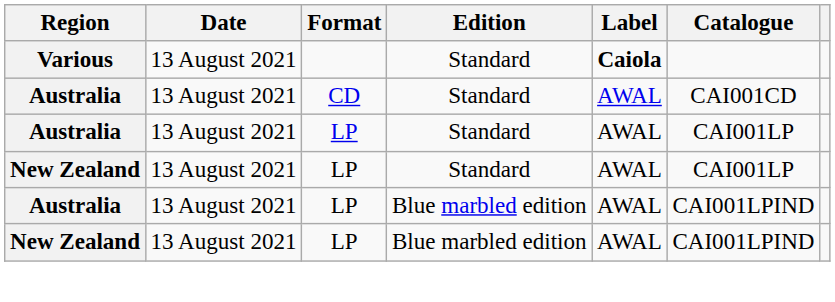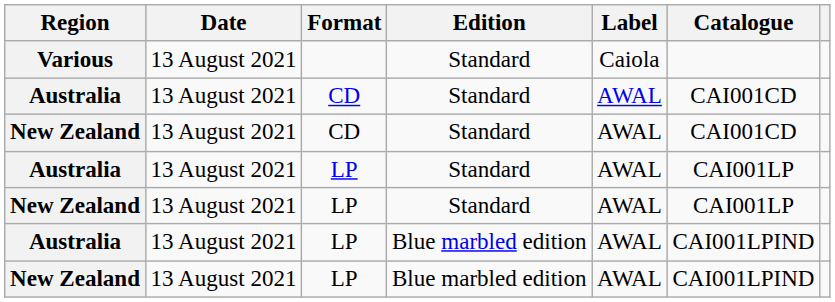(629, 59) bold -> (629, 59) normal
+ row: (75, 132)
